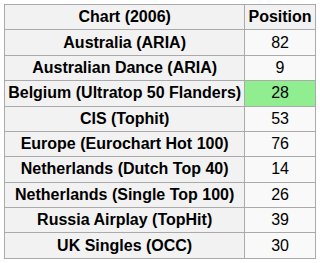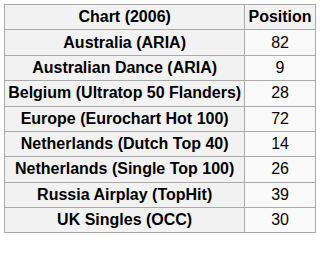(280, 93) lightgreen background -> (280, 93) no background
- row: (125, 118)
(280, 144) 76 -> (280, 118) 72
